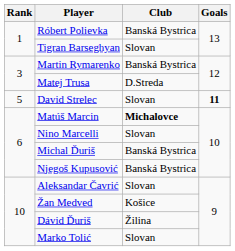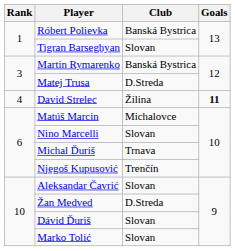(20, 99) 5 -> (20, 99) 4
(140, 99) Slovan -> (138, 99) Žilina
(152, 116) bold -> (151, 116) normal
(160, 151) Banská Bystrica -> (140, 151) Trnava
(160, 168) Banská Bystrica -> (142, 168) Trenčín
(140, 202) Košice -> (144, 202) D.Streda
(138, 220) Žilina -> (140, 220) Slovan
